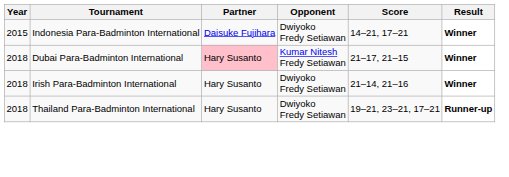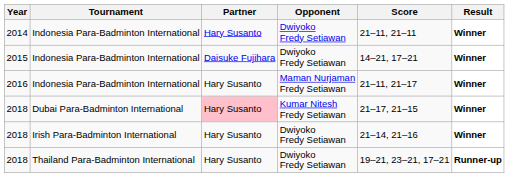+ row: (17, 33)
+ row: (17, 84)
